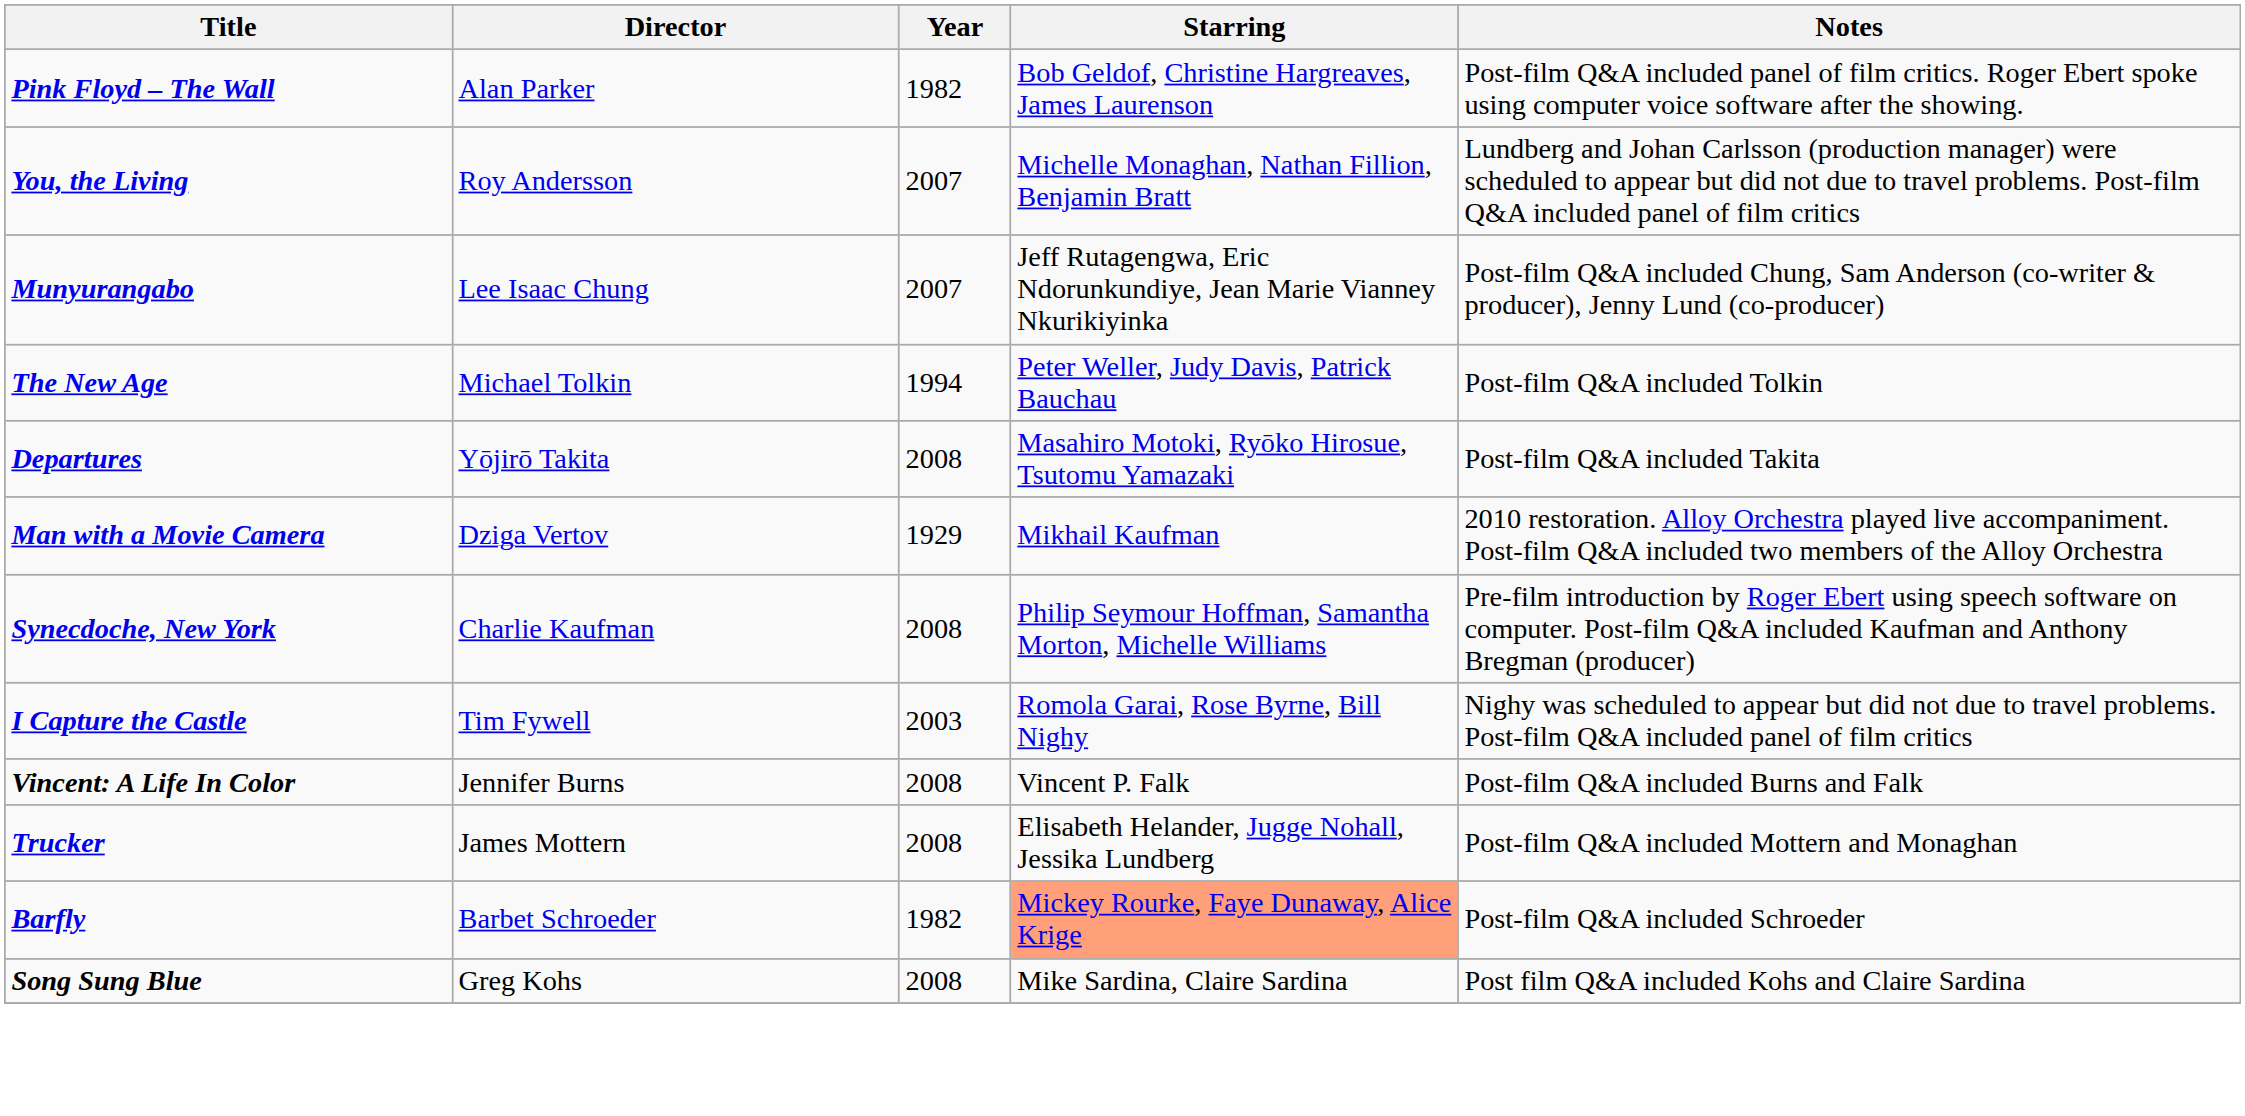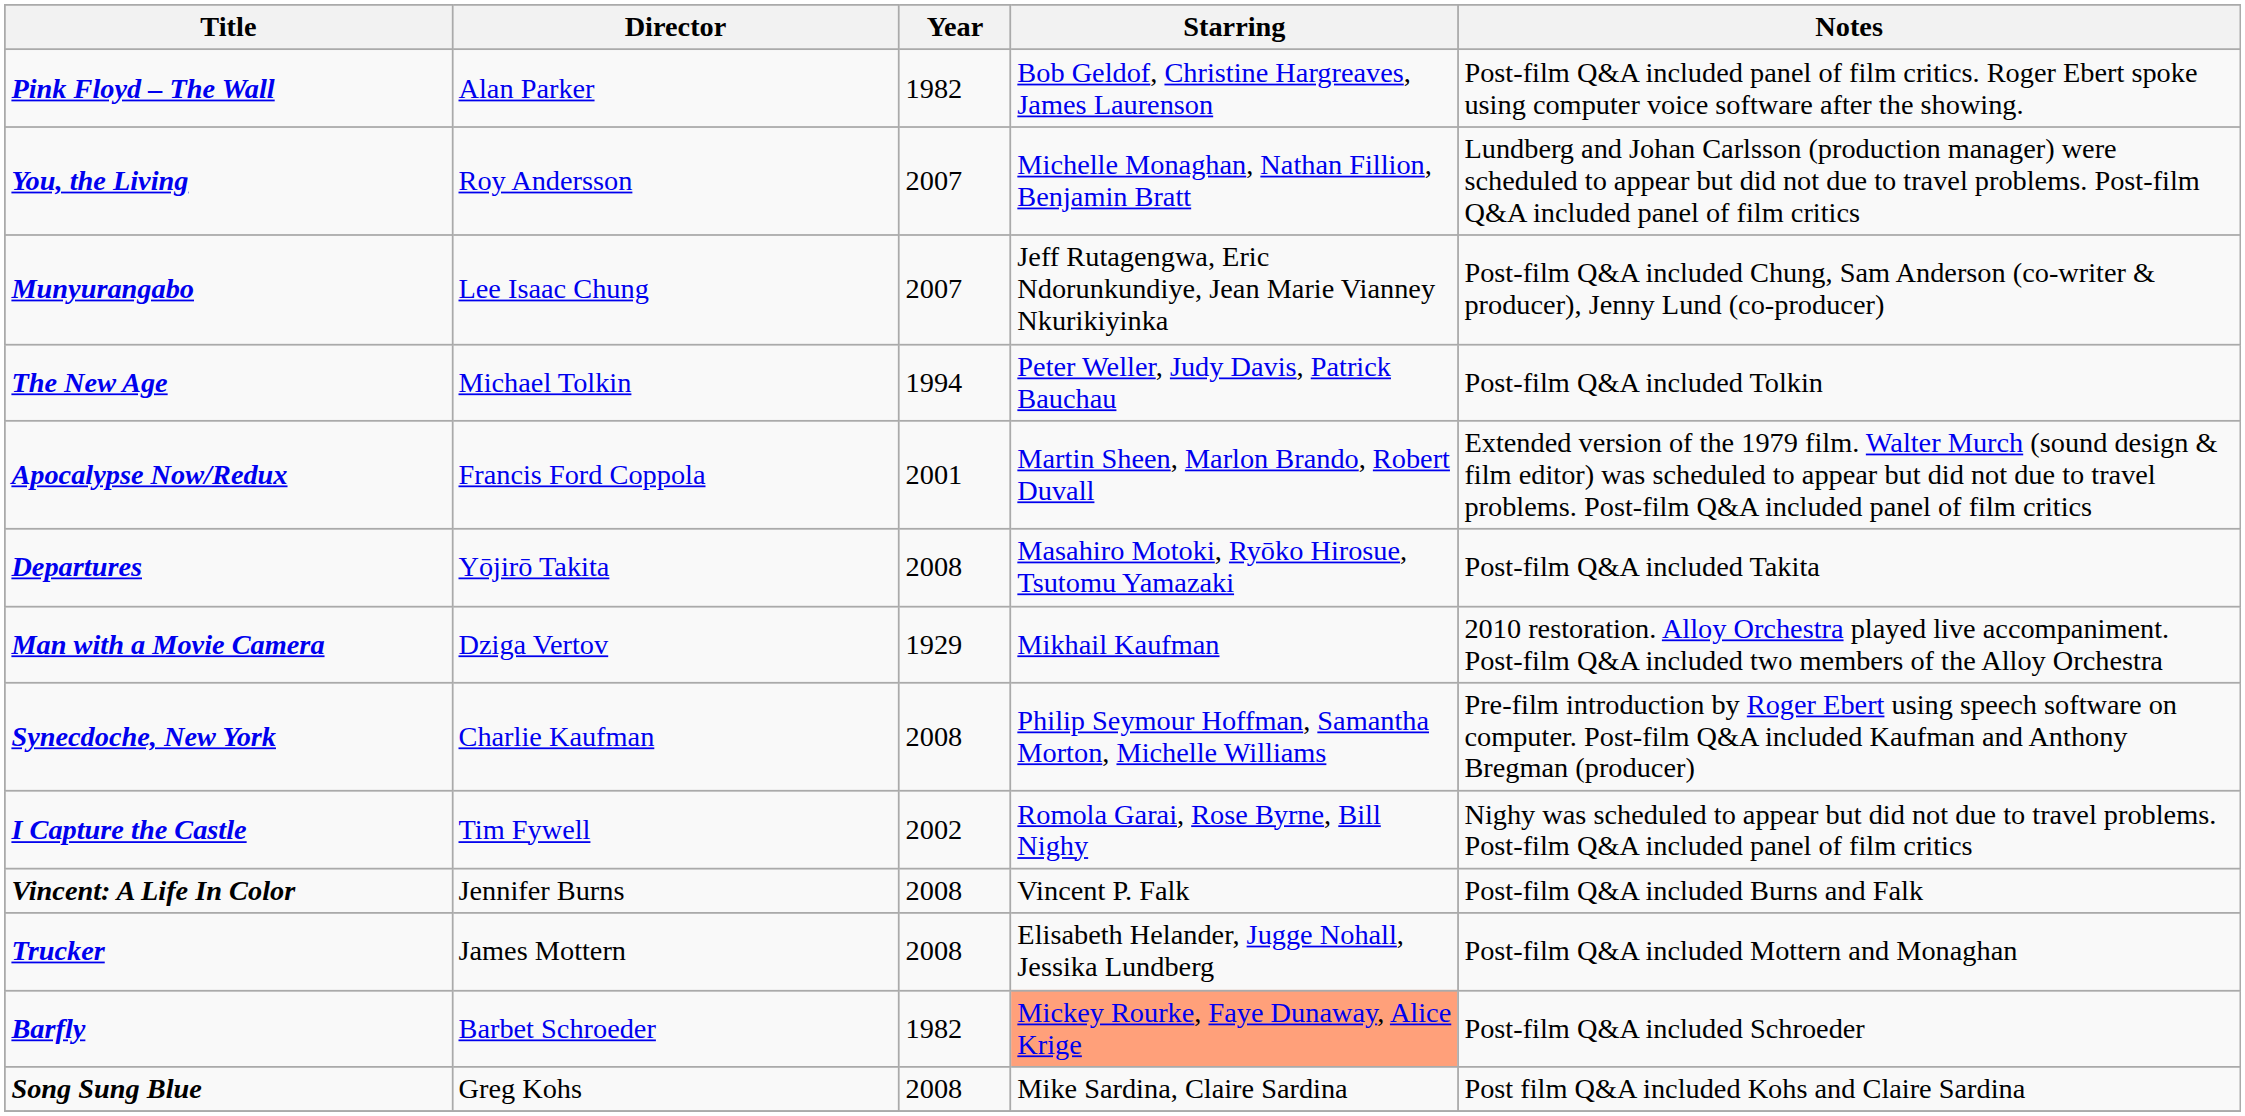+ row: (149, 474)
(934, 720) 2003 -> (934, 829) 2002
